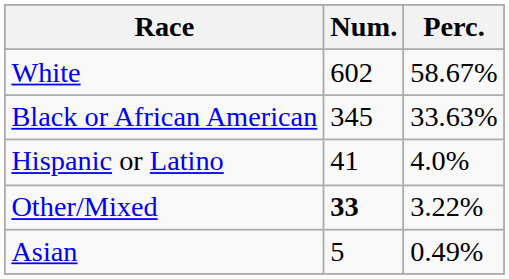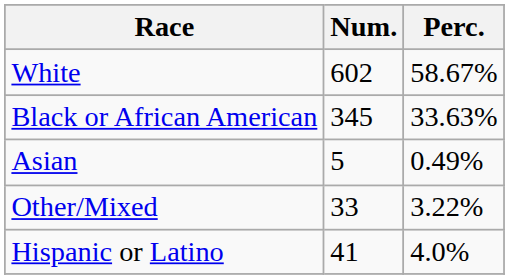rows swapped: (44, 251) <-> (118, 161)
(345, 206) bold -> (345, 206) normal
